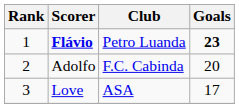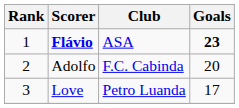(144, 41) Petro Luanda -> (118, 41) ASA
(118, 90) ASA -> (144, 90) Petro Luanda
